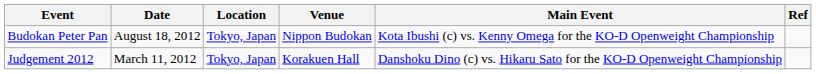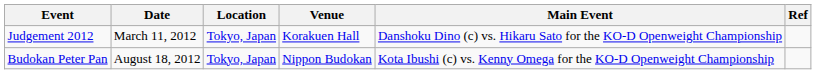rows swapped: (51, 57) <-> (58, 36)
